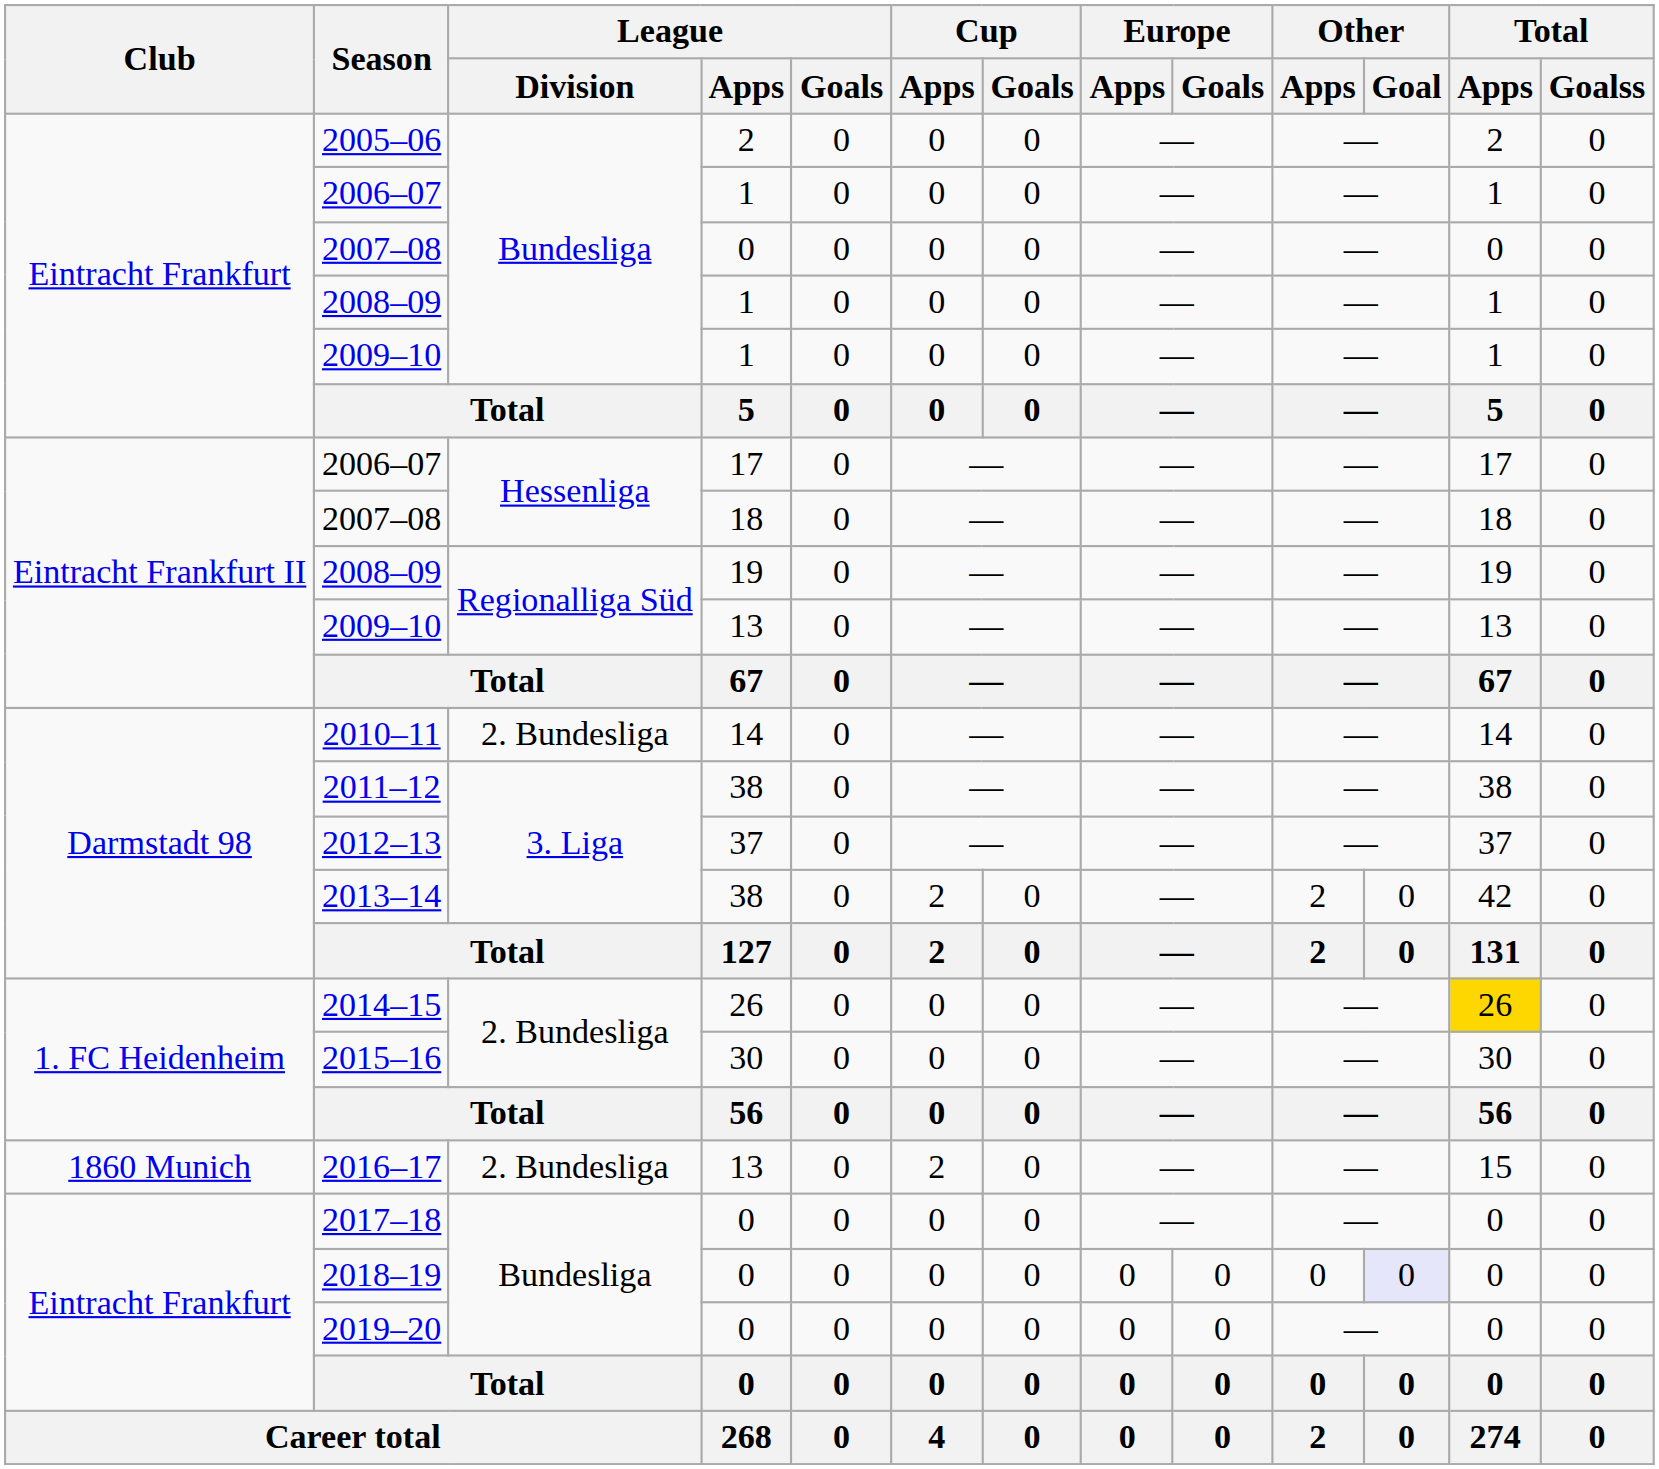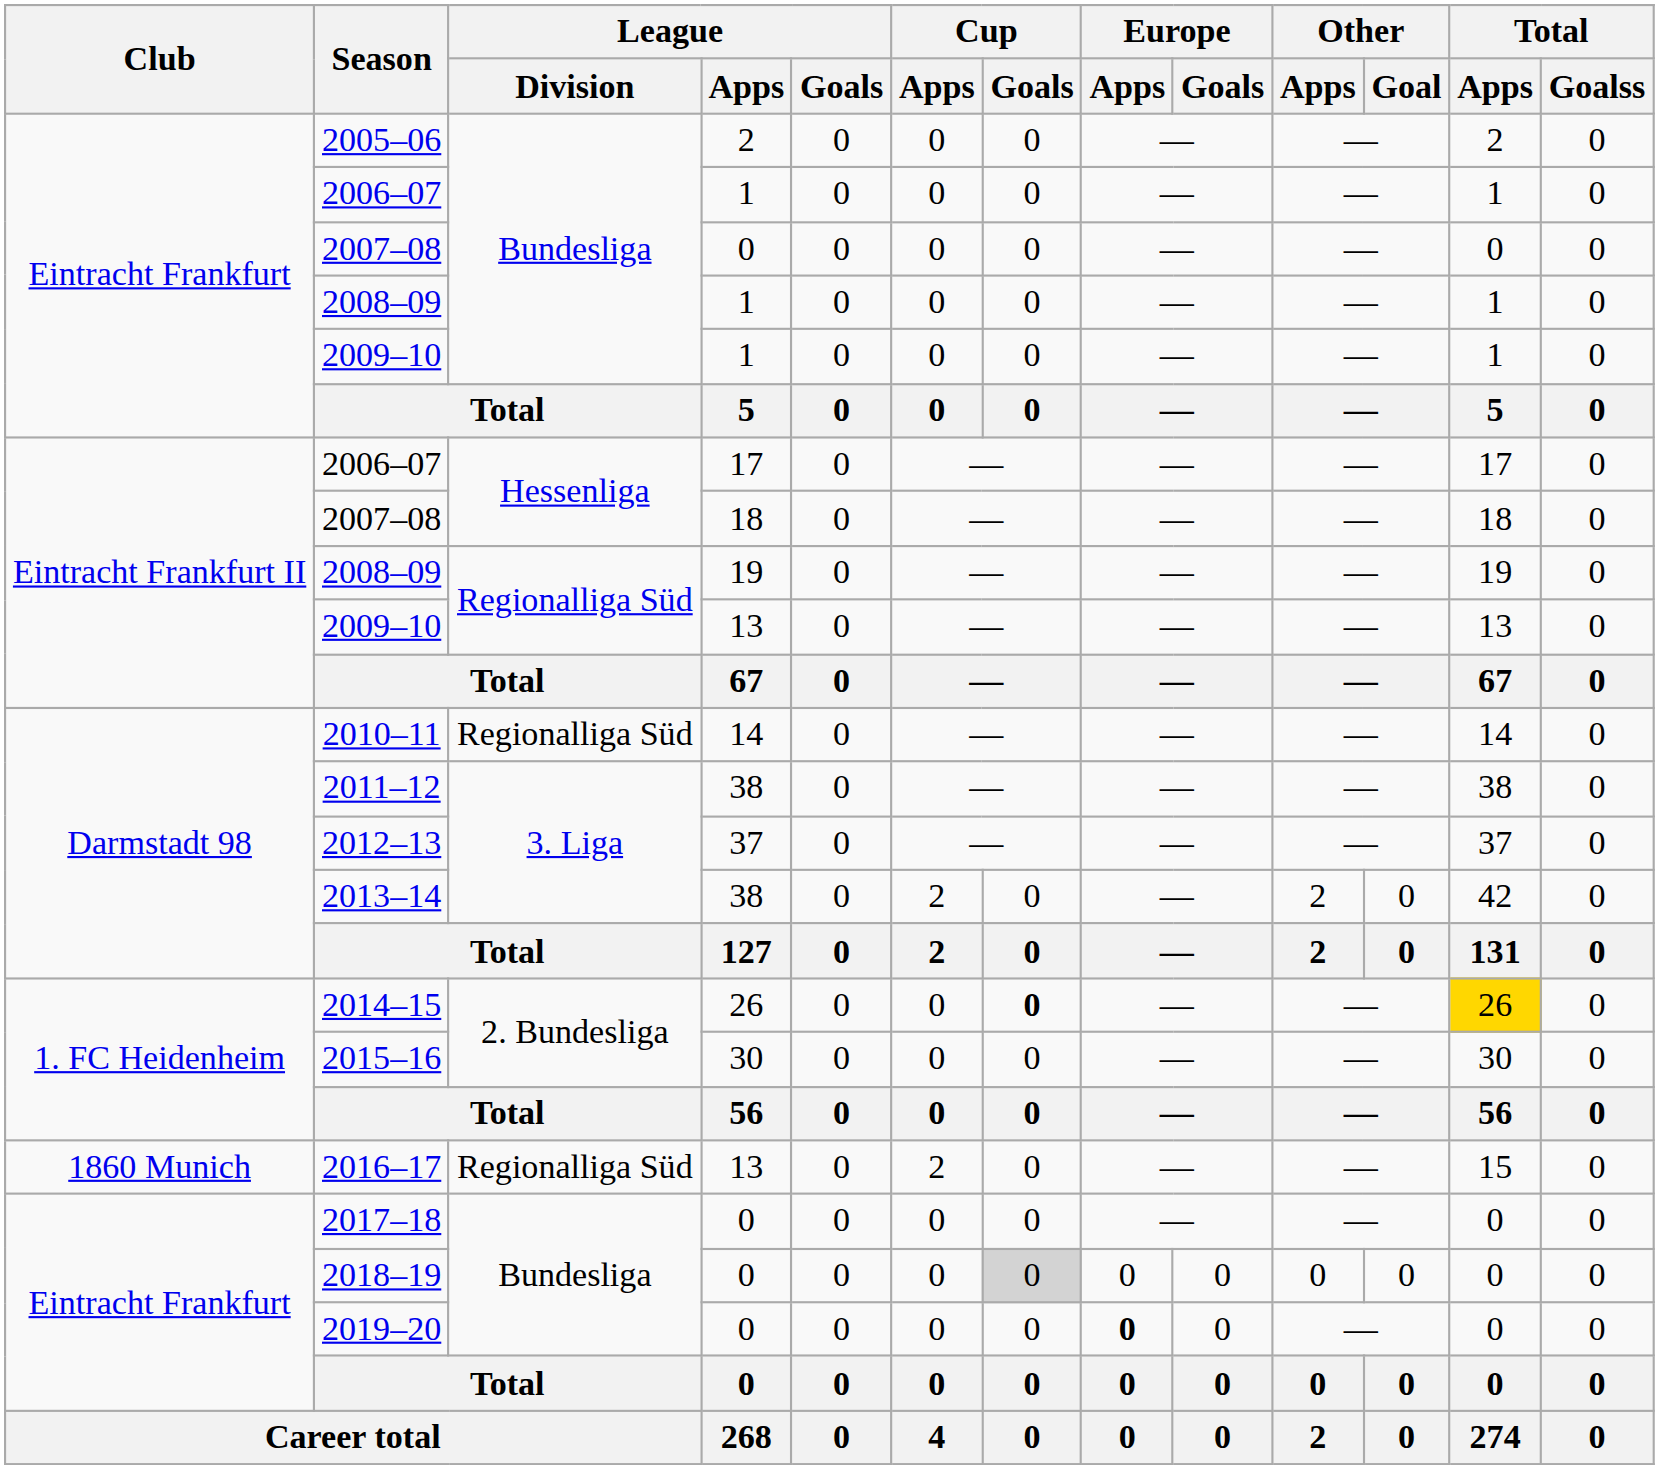(575, 734) 2. Bundesliga -> (575, 734) Regionalliga Süd
(1032, 1004) normal -> (1032, 1004) bold
(575, 1166) 2. Bundesliga -> (575, 1166) Regionalliga Süd
(1032, 1274) no background -> (1032, 1274) lightgrey background
(1407, 1274) lavender background -> (1407, 1274) no background
(1127, 1328) normal -> (1127, 1328) bold
